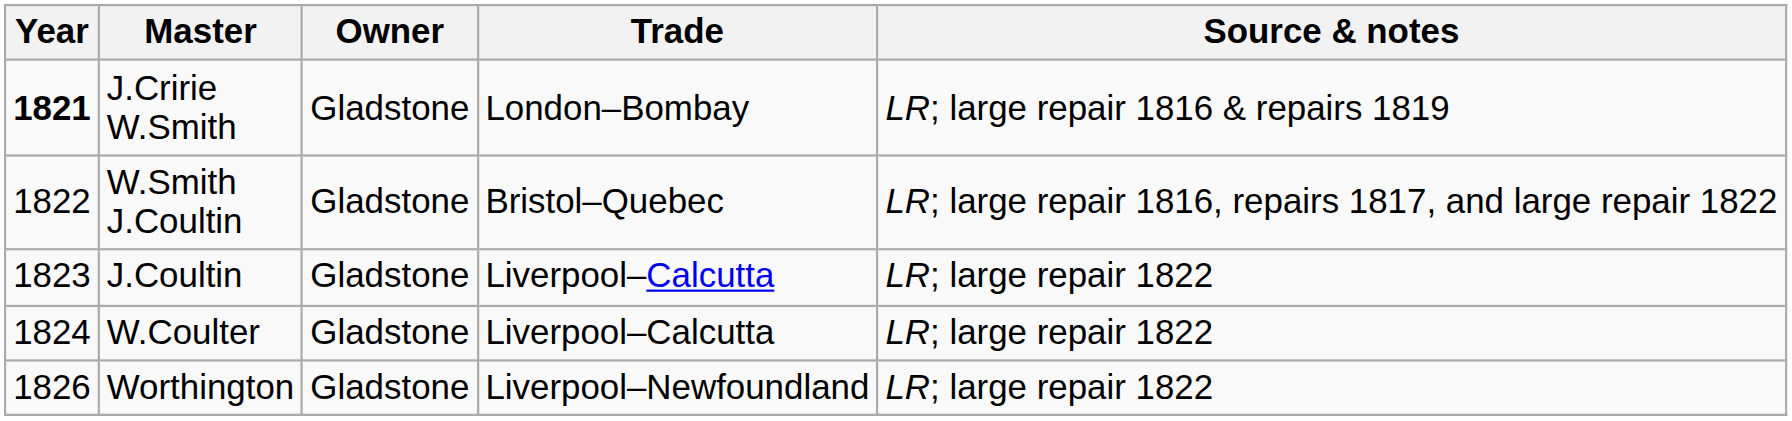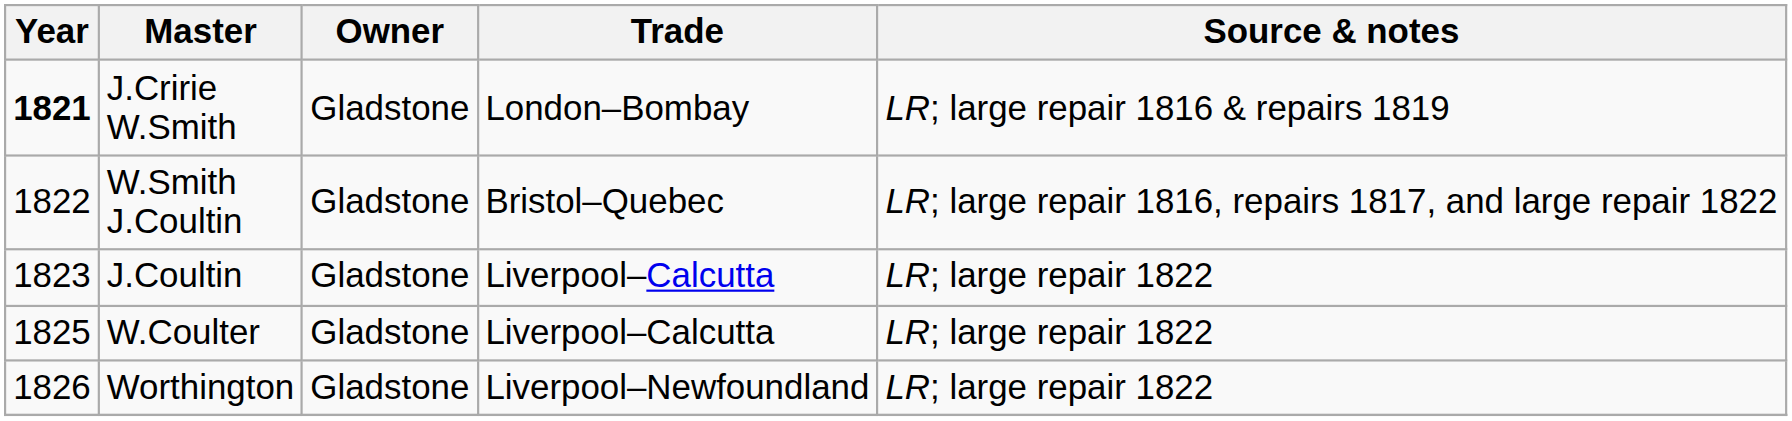(52, 331) 1824 -> (52, 331) 1825
